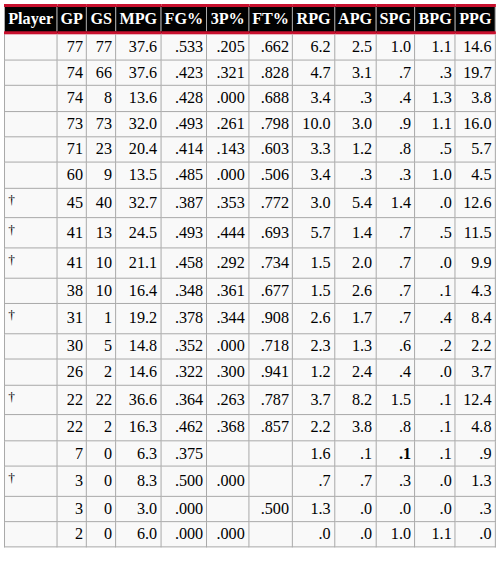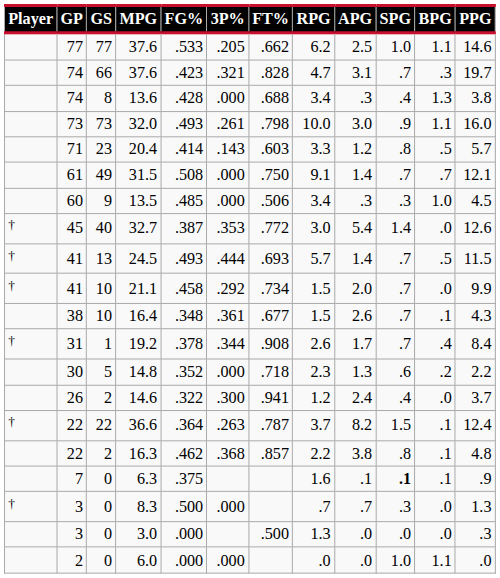+ row: (75, 175)
